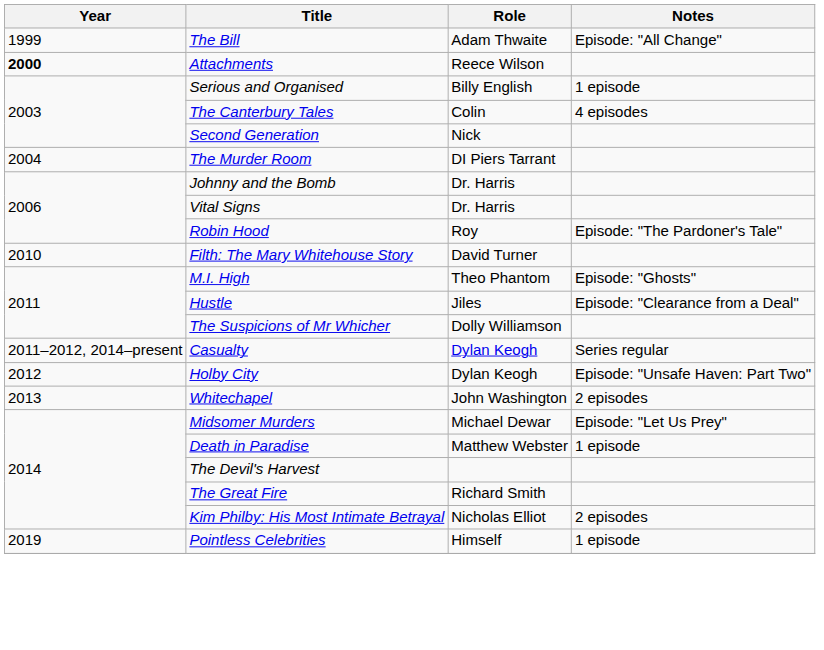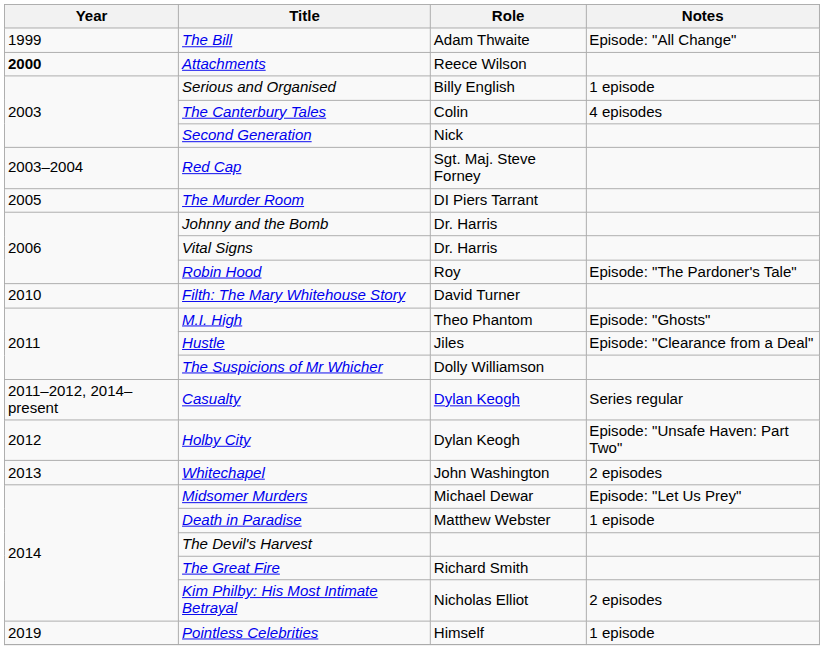+ row: (212, 168)
(25, 159) 2004 -> (25, 200) 2005
